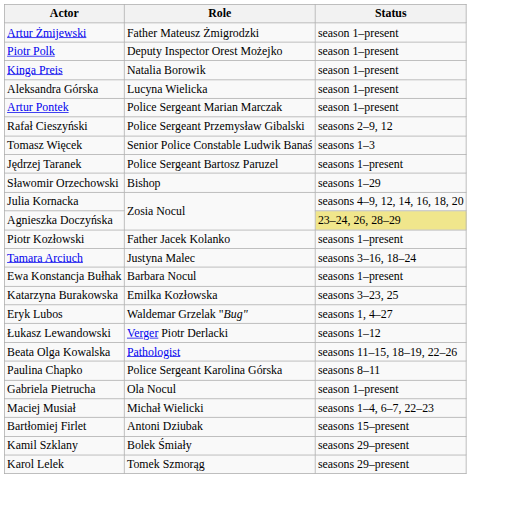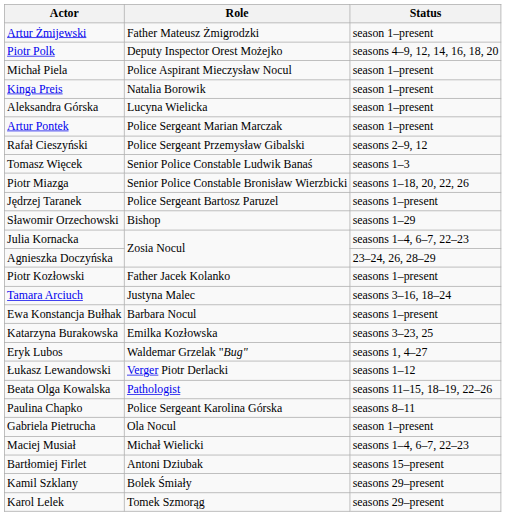(358, 51) season 1–present -> (426, 51) seasons 4–9, 12, 14, 16, 18, 20
+ row: (37, 70)
+ row: (38, 182)
(391, 201) seasons 4–9, 12, 14, 16, 18, 20 -> (411, 239) seasons 1–4, 6–7, 22–23
(359, 220) khaki background -> (394, 257) no background
